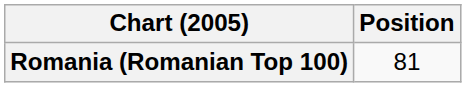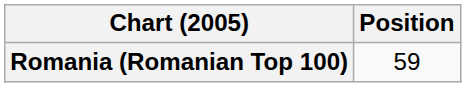(407, 61) 81 -> (407, 61) 59
